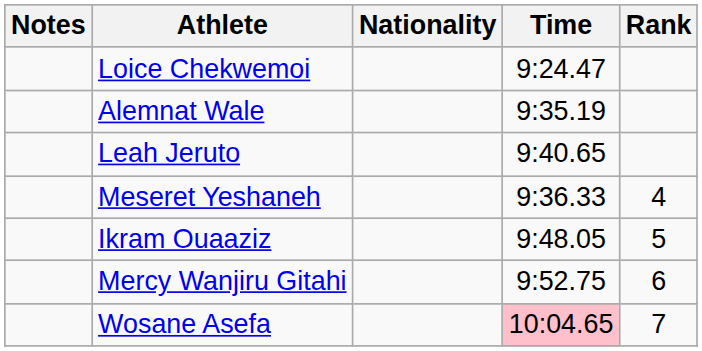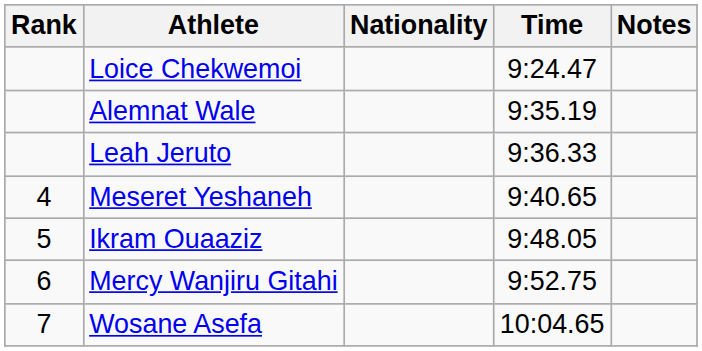columns swapped: (659, 25) <-> (48, 25)
(561, 153) 9:40.65 -> (552, 153) 9:36.33
(561, 196) 9:36.33 -> (552, 196) 9:40.65
(561, 324) pink background -> (552, 324) no background
